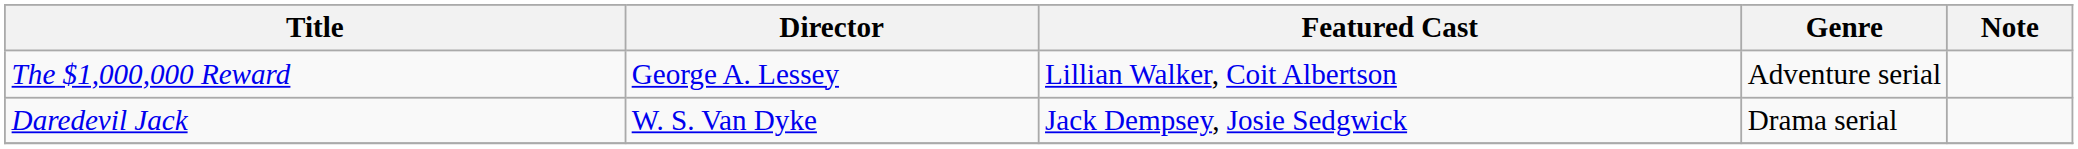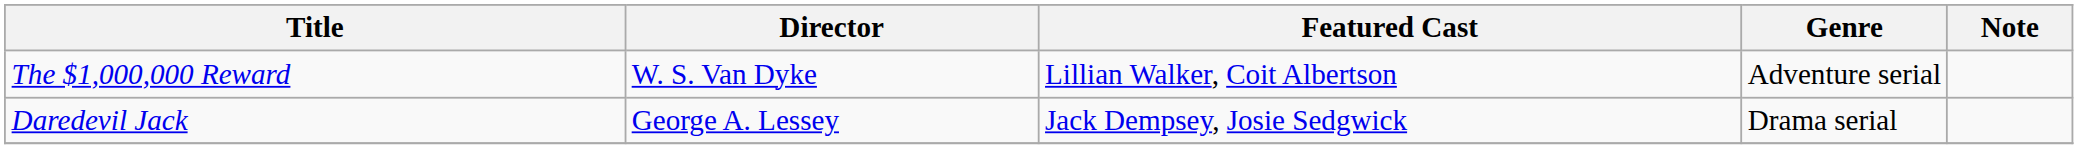(735, 73) George A. Lessey -> (724, 73) W. S. Van Dyke
(724, 119) W. S. Van Dyke -> (735, 119) George A. Lessey
